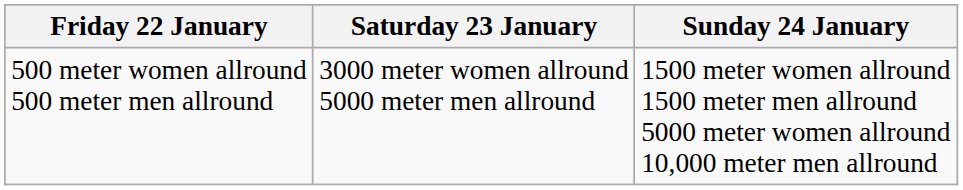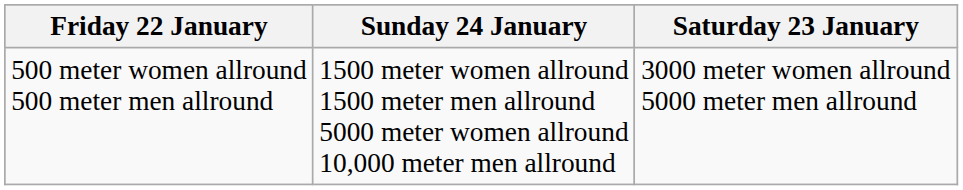columns swapped: (474, 26) <-> (796, 26)
